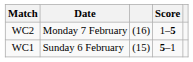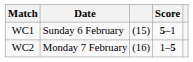rows swapped: (23, 48) <-> (23, 31)
